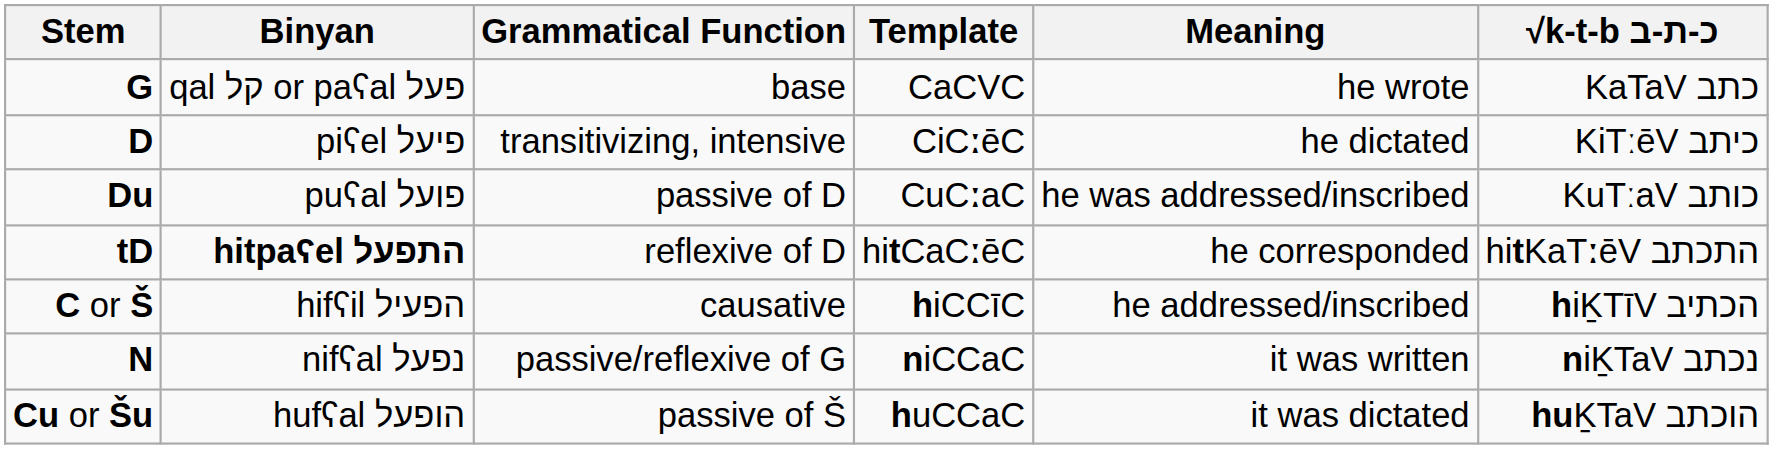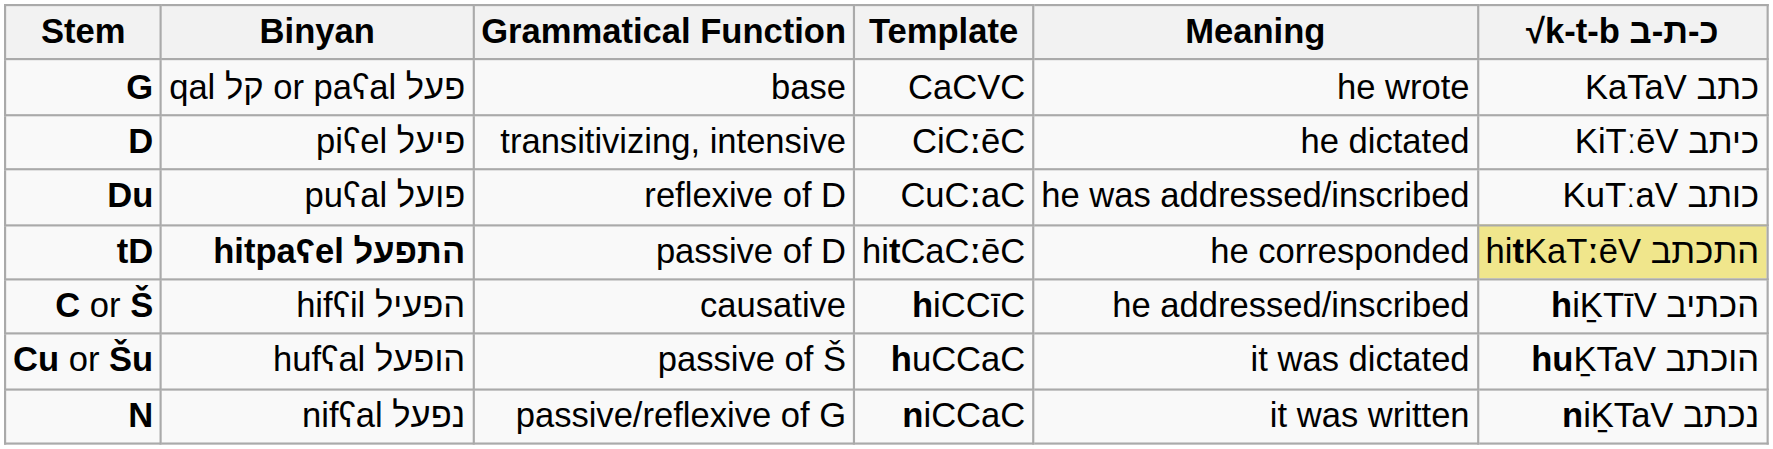(751, 196) passive of D -> (745, 196) reflexive of D
(745, 251) reflexive of D -> (751, 251) passive of D
(1622, 251) no background -> (1622, 251) khaki background
rows swapped: (83, 415) <-> (141, 360)
